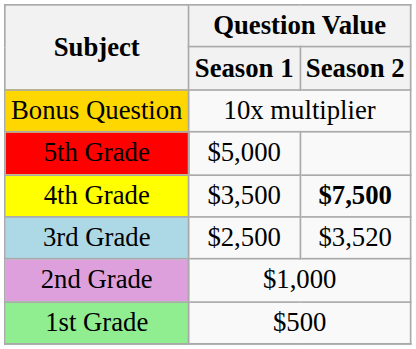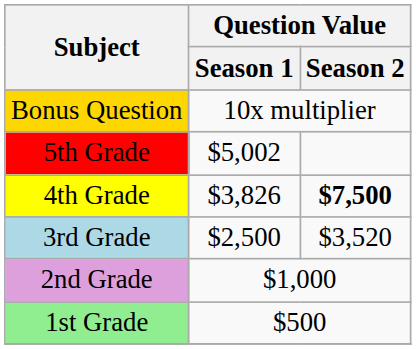(244, 152) $5,000 -> (244, 152) $5,002
(244, 195) $3,500 -> (244, 195) $3,826
